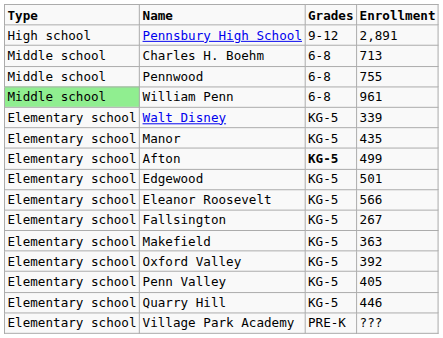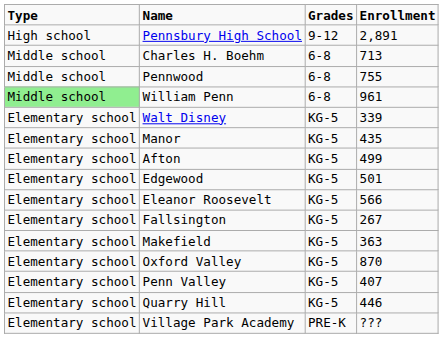(323, 159) bold -> (323, 159) normal
(371, 261) 392 -> (371, 261) 870
(371, 282) 405 -> (371, 282) 407
